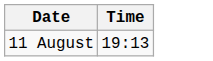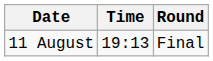+ column: (181, 18)
